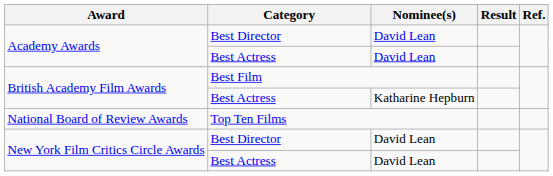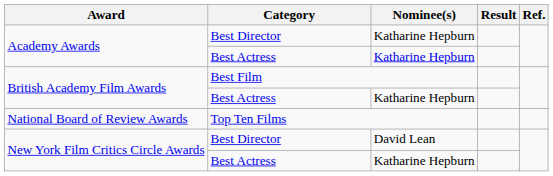(405, 35) David Lean -> (424, 35) Katharine Hepburn
(405, 56) David Lean -> (424, 56) Katharine Hepburn
(405, 160) David Lean -> (424, 160) Katharine Hepburn
